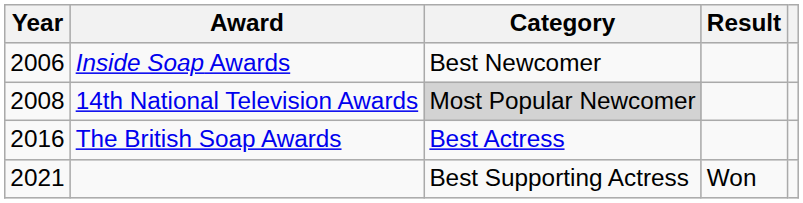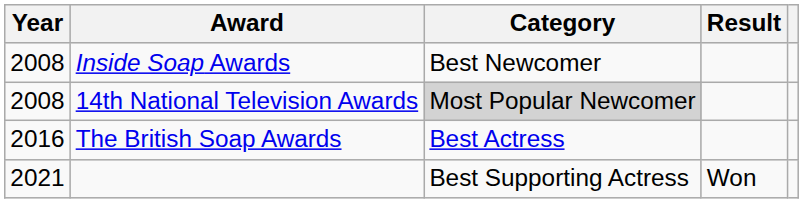(37, 62) 2006 -> (37, 62) 2008
